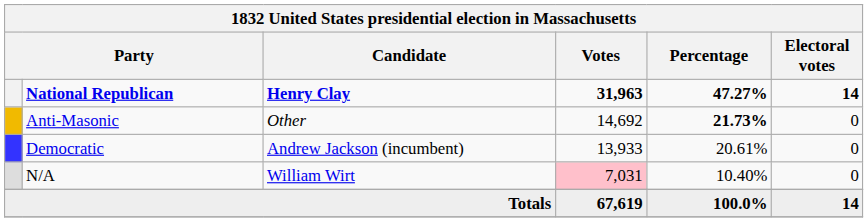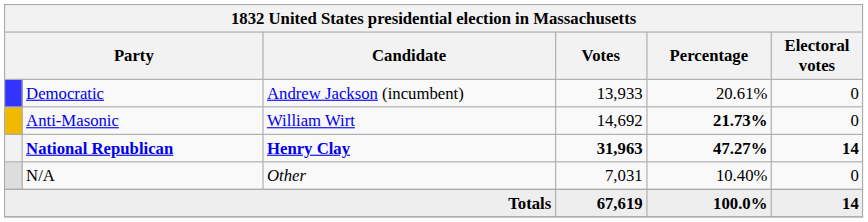rows swapped: (100, 93) <-> (65, 148)
(286, 120) Other -> (311, 120) William Wirt
(311, 176) William Wirt -> (286, 176) Other
(624, 176) pink background -> (624, 176) no background
